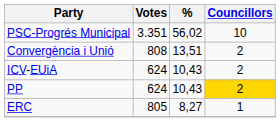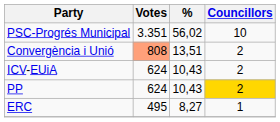(157, 51) no background -> (157, 51) lightsalmon background
(157, 107) 805 -> (157, 107) 495
